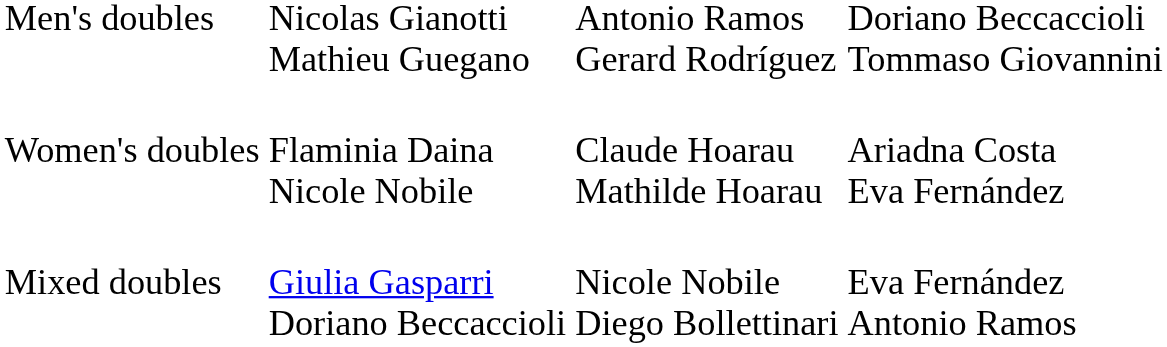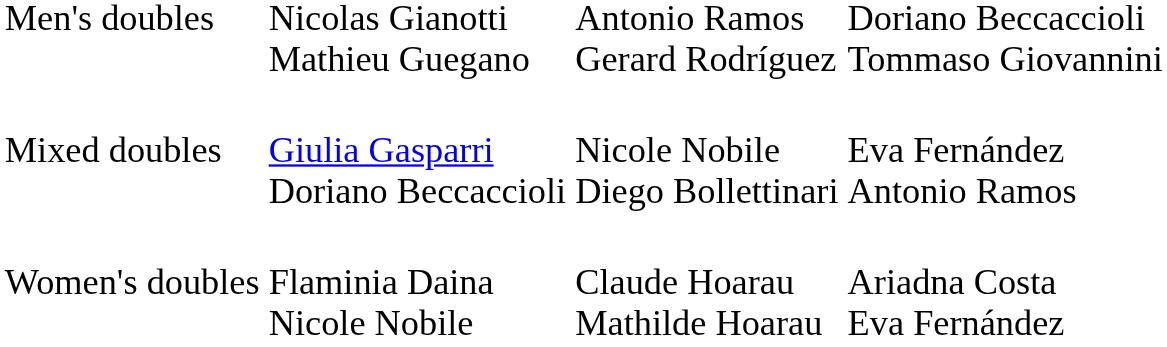rows swapped: (132, 150) <-> (113, 281)
